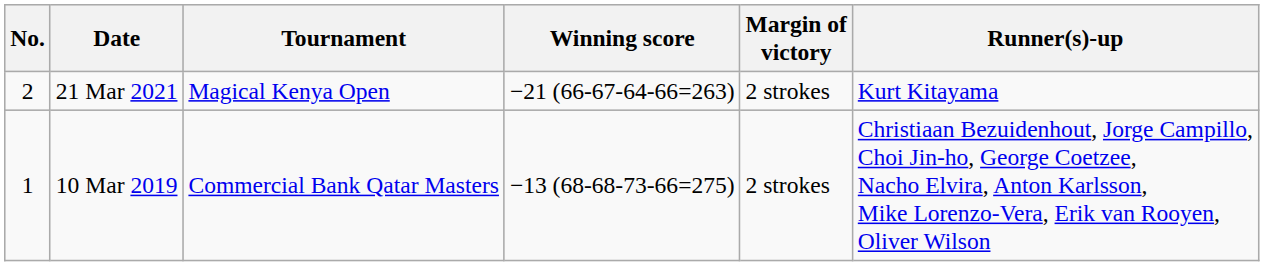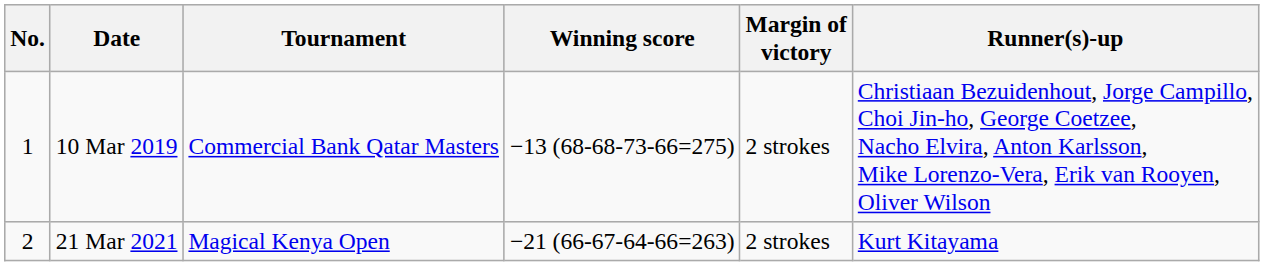rows swapped: (117, 185) <-> (117, 90)
